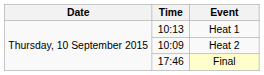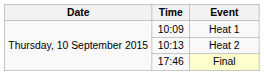(171, 29) 10:13 -> (171, 29) 10:09
(171, 45) 10:09 -> (171, 45) 10:13
